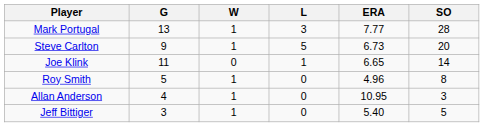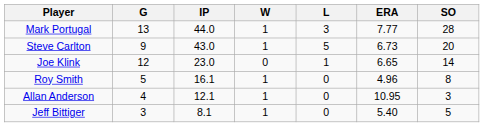+ column: (204, 12)
(164, 63) 11 -> (143, 63) 12
